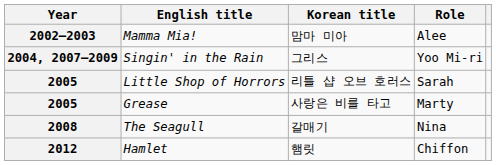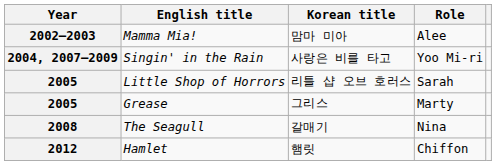(310, 58) 그리스 -> (341, 58) 사랑은 비를 타고
(341, 103) 사랑은 비를 타고 -> (310, 103) 그리스
